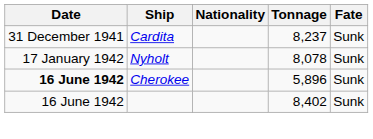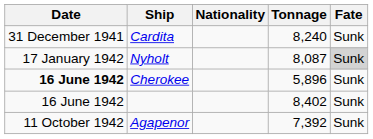(310, 36) 8,237 -> (310, 36) 8,240
(310, 58) 8,078 -> (310, 58) 8,087
(349, 58) no background -> (349, 58) lightgrey background
+ row: (160, 123)
